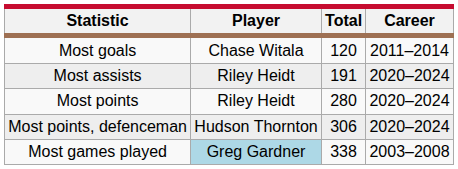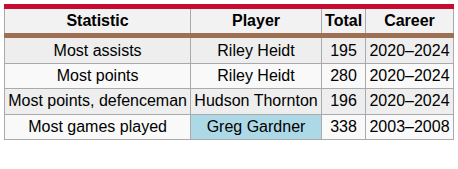- row: (98, 50)
(344, 75) 191 -> (344, 50) 195
(344, 126) 306 -> (344, 101) 196
